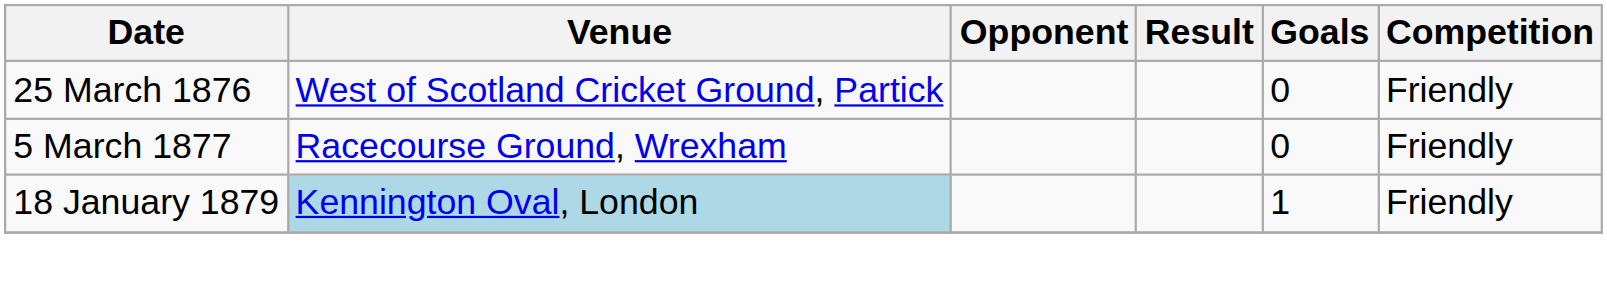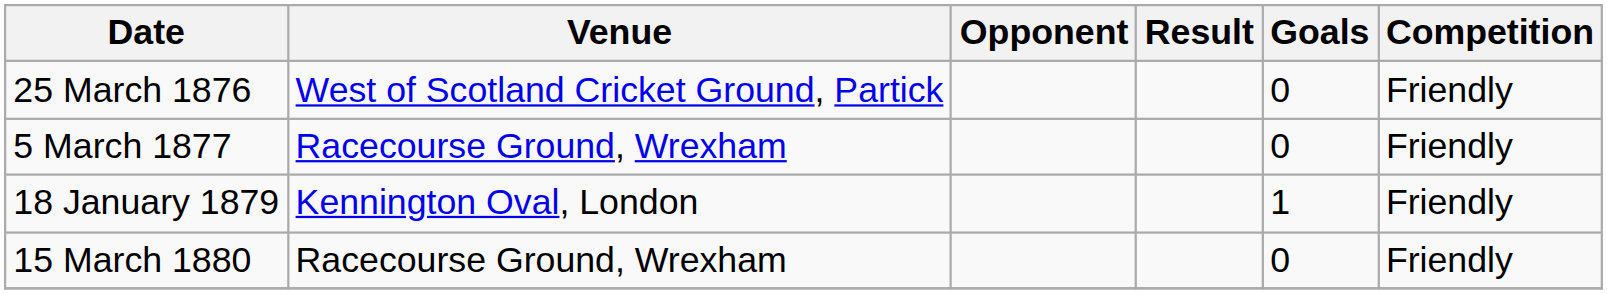(497, 202) lightblue background -> (497, 202) no background
+ row: (132, 259)
